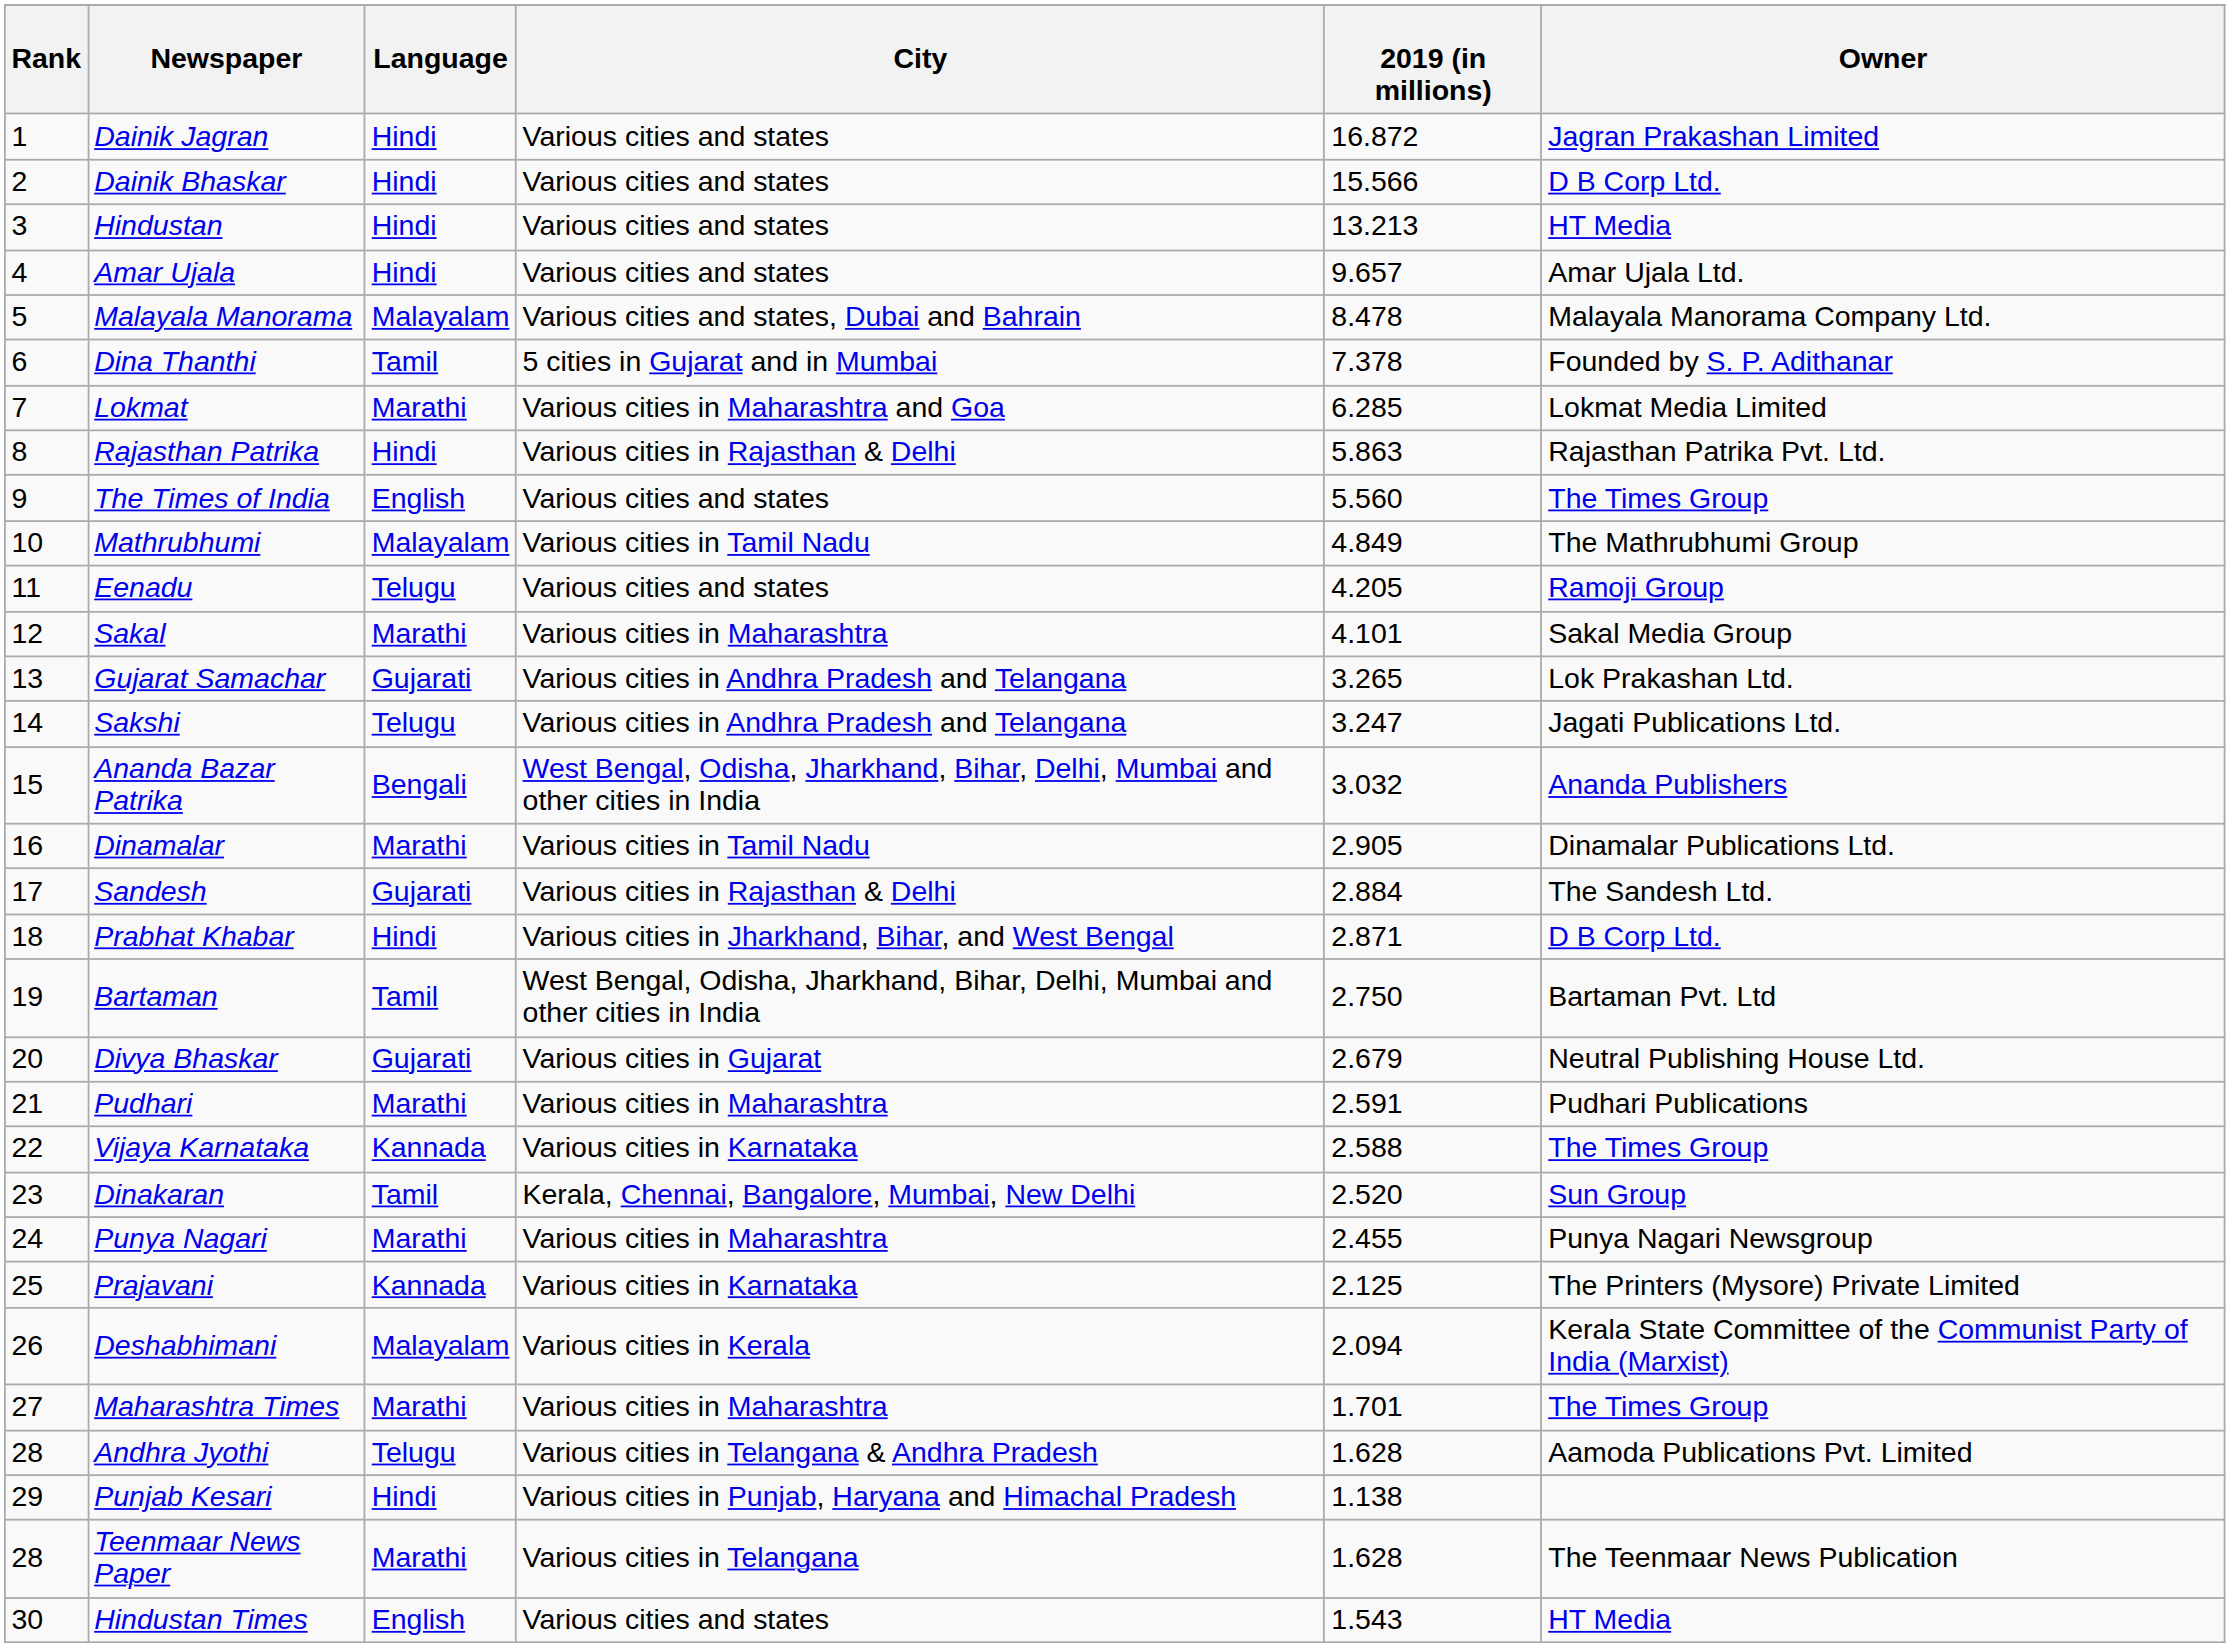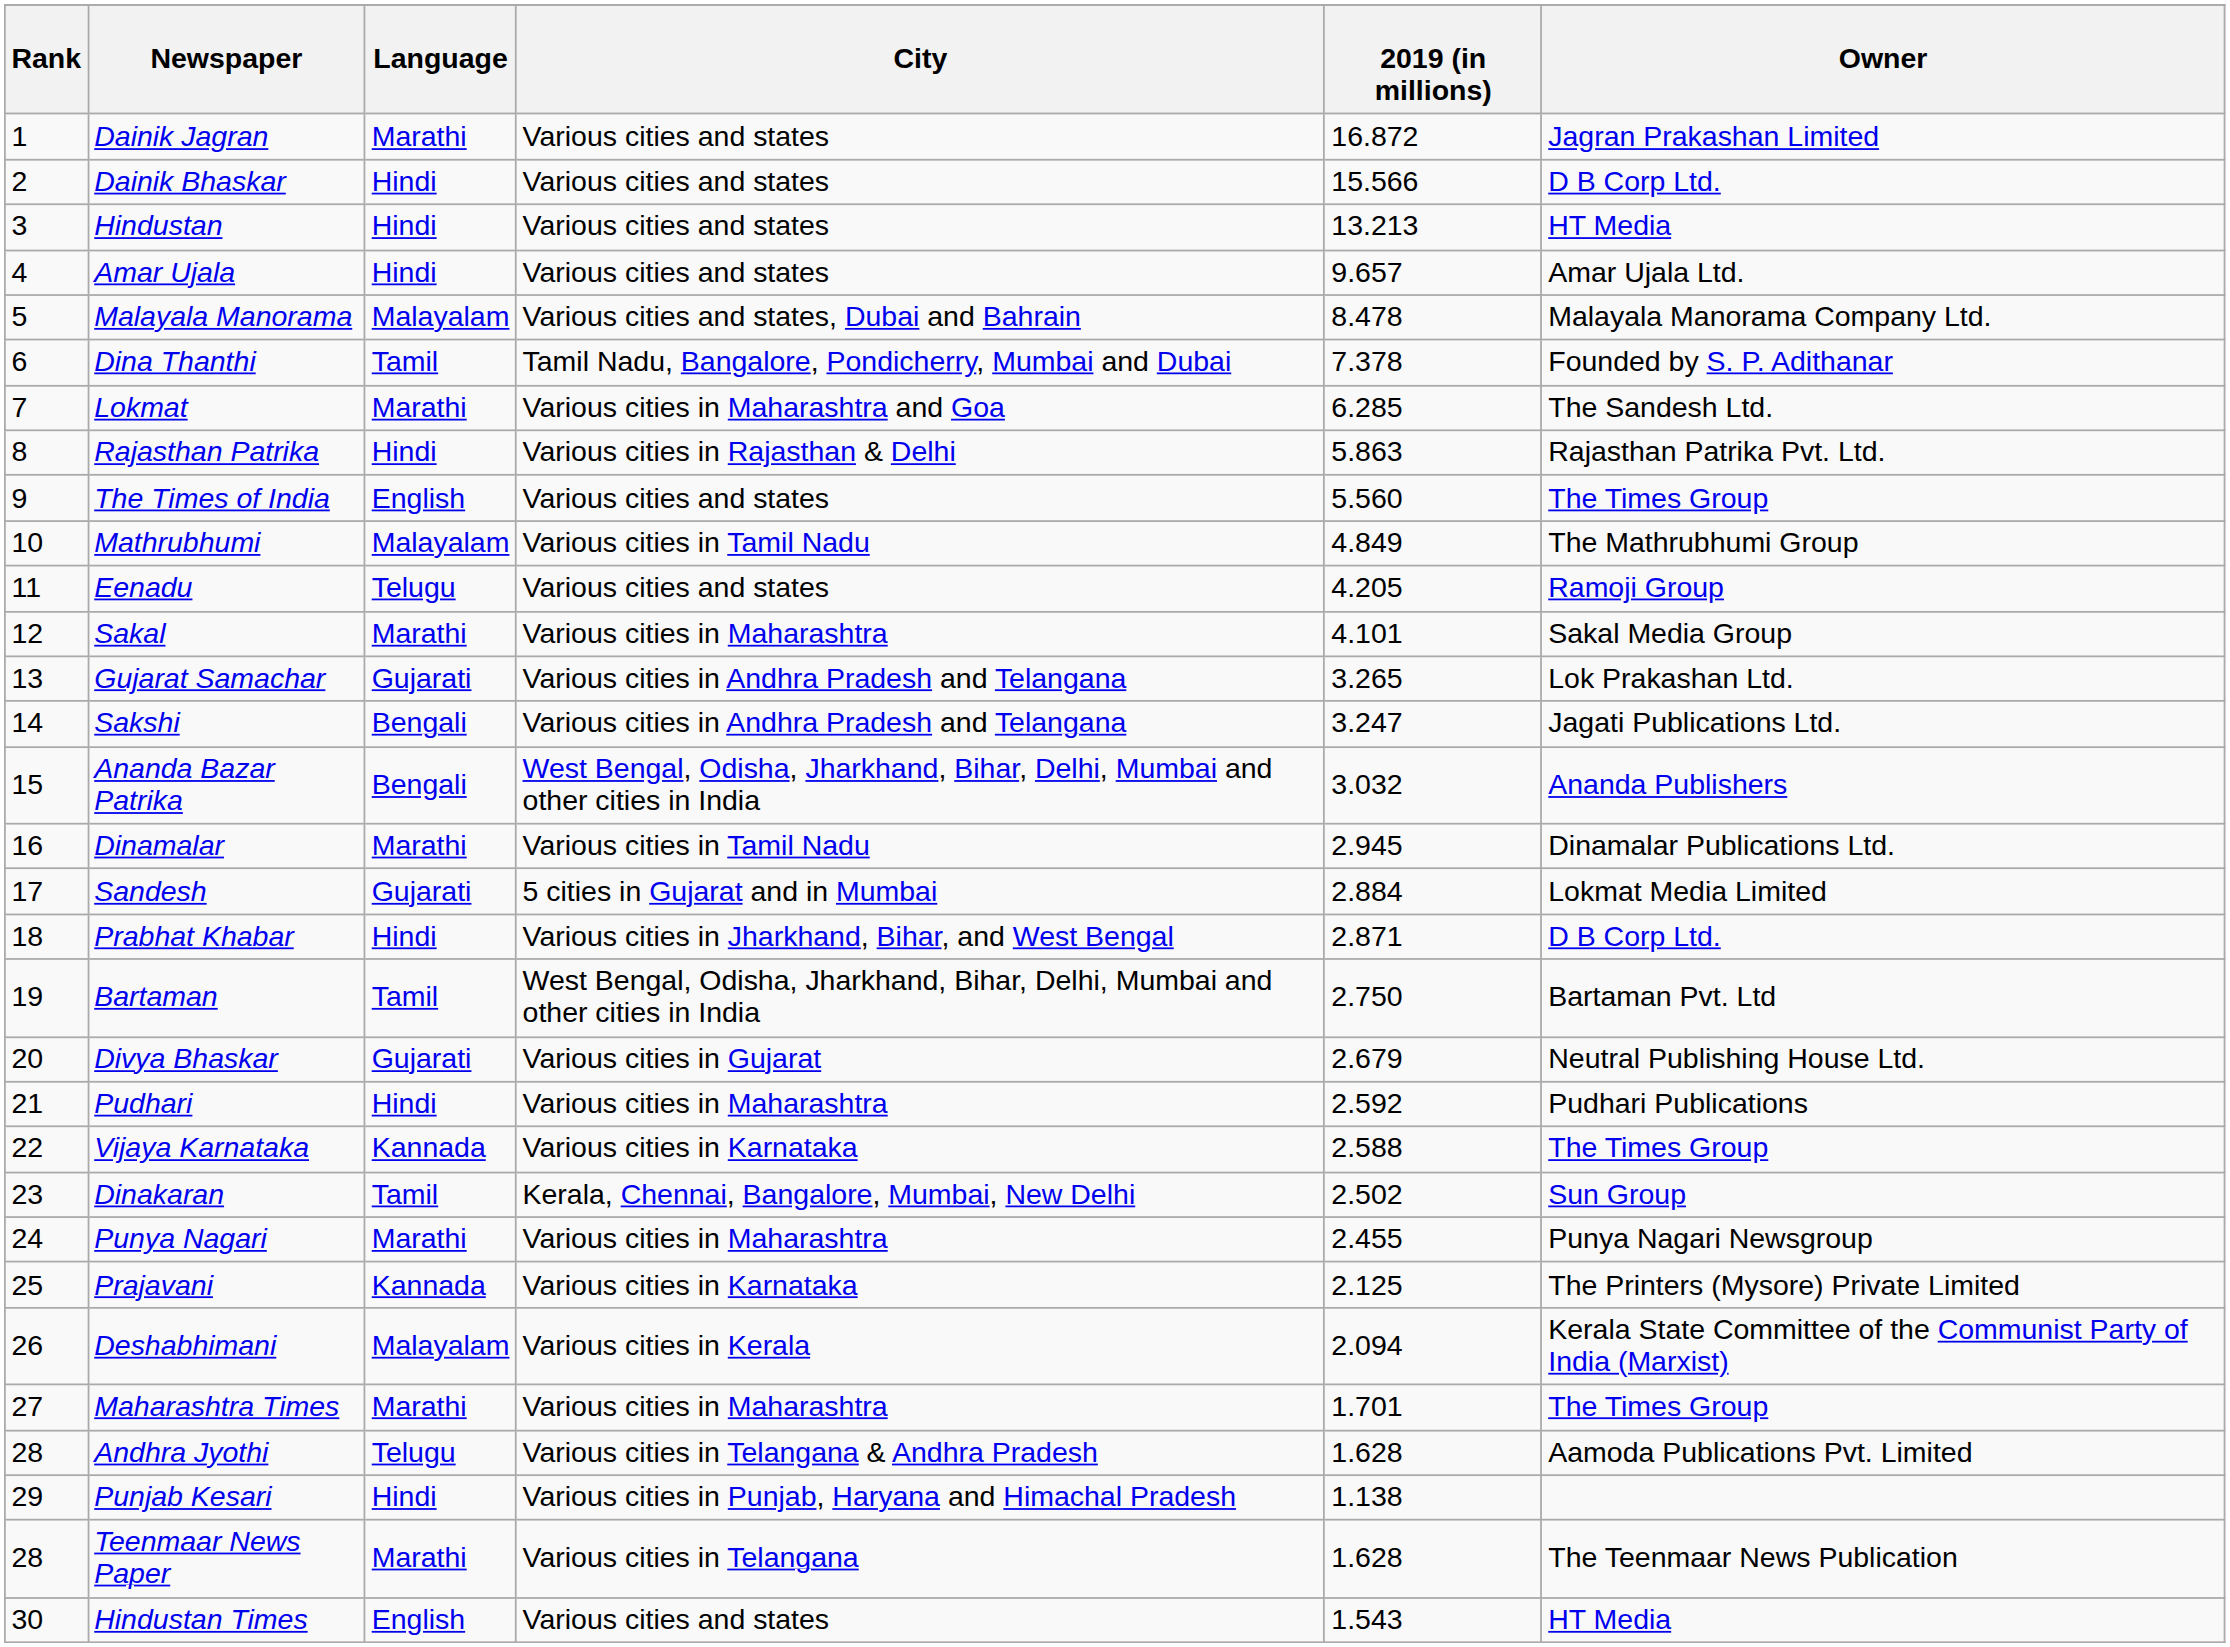(404, 136) Hindi -> (419, 136) Marathi
(730, 362) 5 cities in Gujarat and in Mumbai -> (877, 362) Tamil Nadu, Bangalore, Pondicherry, Mumbai and Dubai
(1688, 407) Lokmat Media Limited -> (1661, 407) The Sandesh Ltd.
(414, 723) Telugu -> (419, 723) Bengali
(1367, 845) 2.905 -> (1367, 845) 2.945
(739, 891) Various cities in Rajasthan & Delhi -> (730, 891) 5 cities in Gujarat and in Mumbai
(1661, 891) The Sandesh Ltd. -> (1688, 891) Lokmat Media Limited
(419, 1103) Marathi -> (404, 1103) Hindi
(1367, 1103) 2.591 -> (1367, 1103) 2.592
(1367, 1194) 2.520 -> (1367, 1194) 2.502
